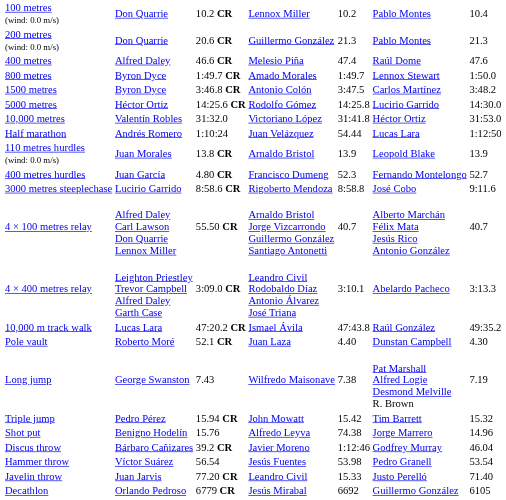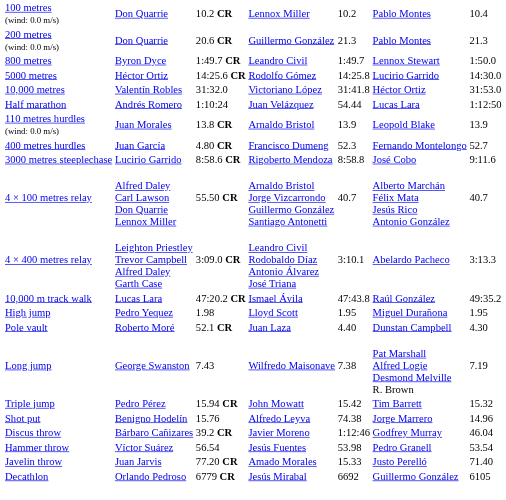- row: (28, 60)
(283, 75) Amado Morales -> (278, 60) Leandro Civil
- row: (31, 89)
+ row: (28, 313)
(278, 476) Leandro Civil -> (283, 462) Amado Morales
